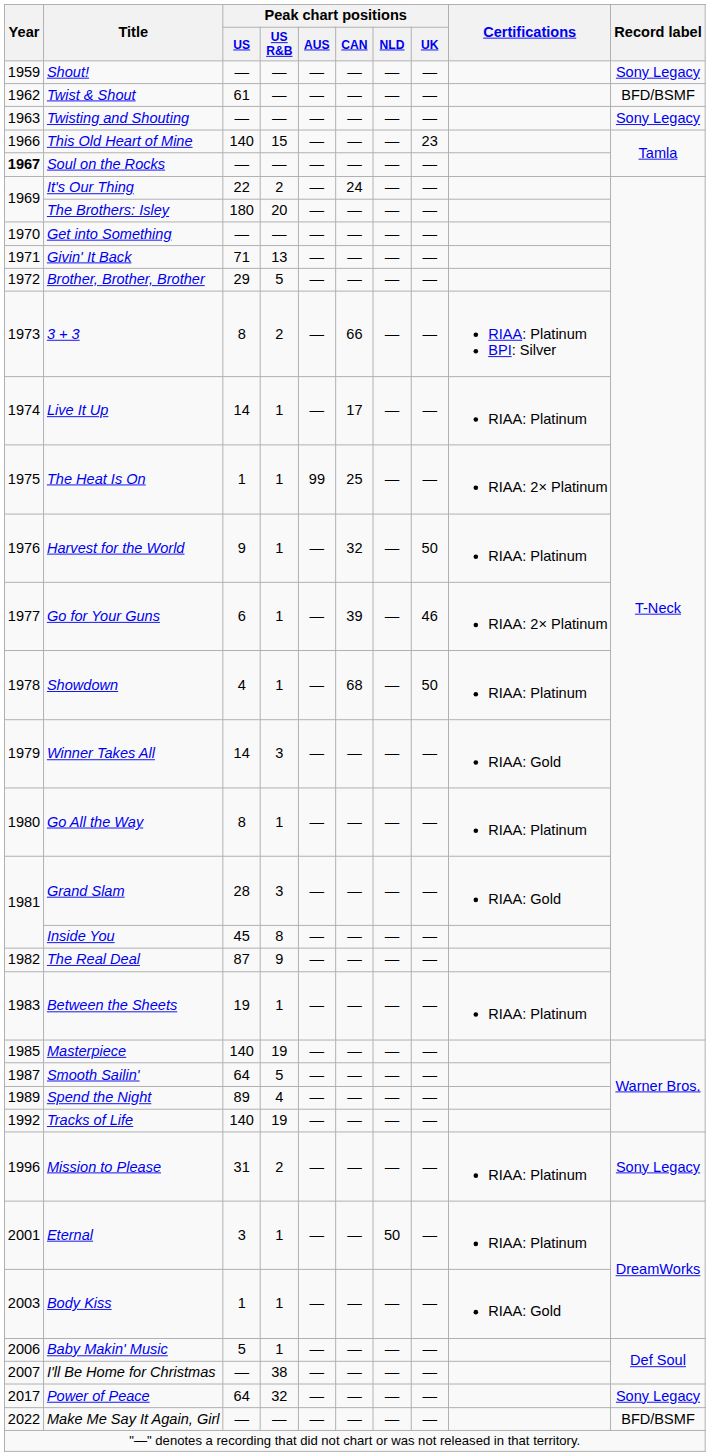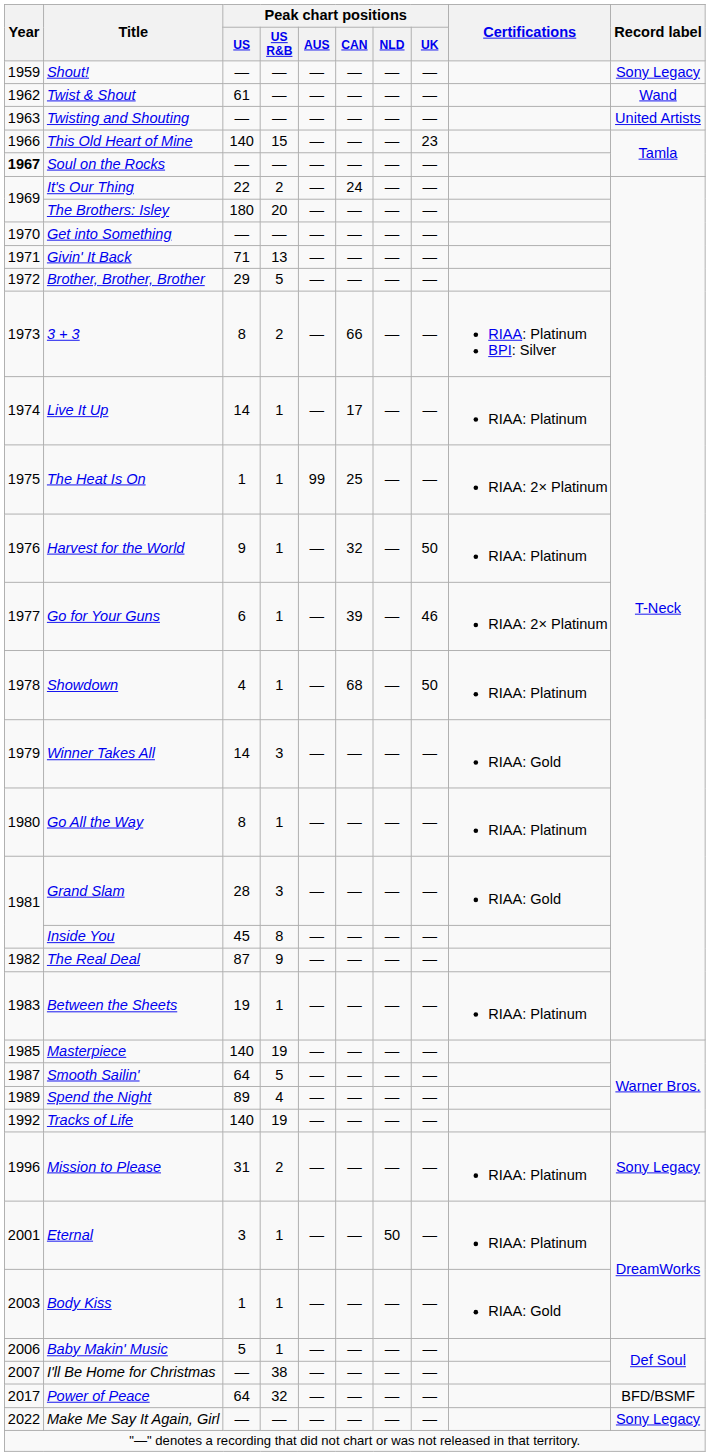(658, 95) BFD/BSMF -> (658, 95) Wand
(658, 118) Sony Legacy -> (658, 118) United Artists
(658, 1395) Sony Legacy -> (658, 1395) BFD/BSMF
(658, 1418) BFD/BSMF -> (658, 1418) Sony Legacy
